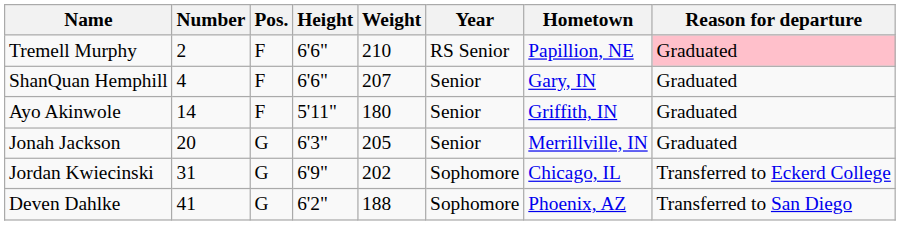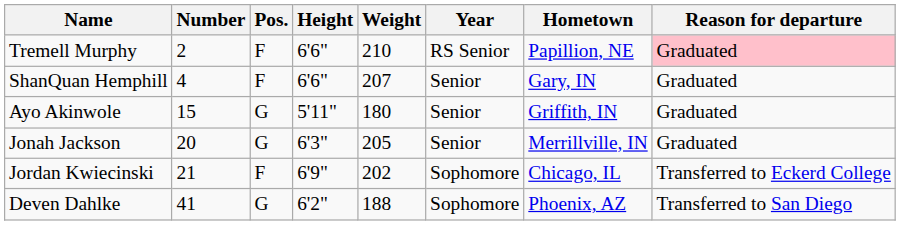(186, 111) 14 -> (186, 111) 15
(260, 111) F -> (261, 111) G
(186, 173) 31 -> (186, 173) 21
(261, 173) G -> (260, 173) F
